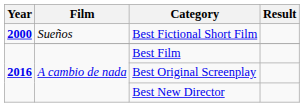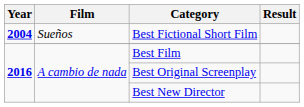(20, 33) 2000 -> (20, 33) 2004
